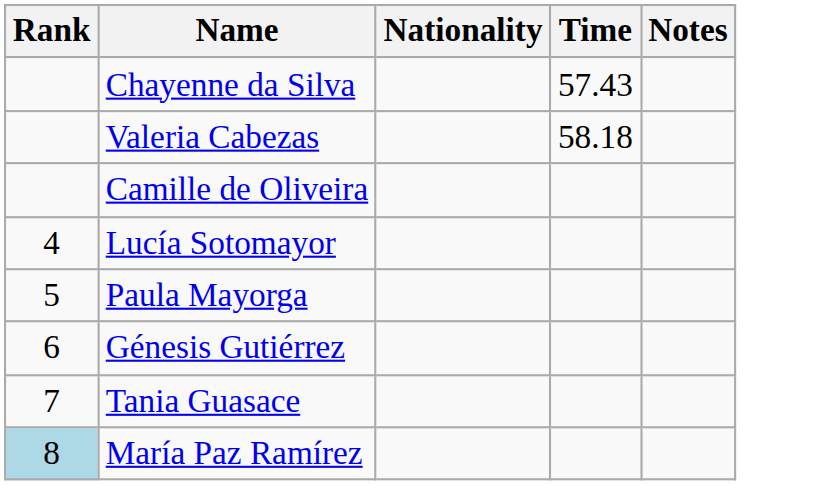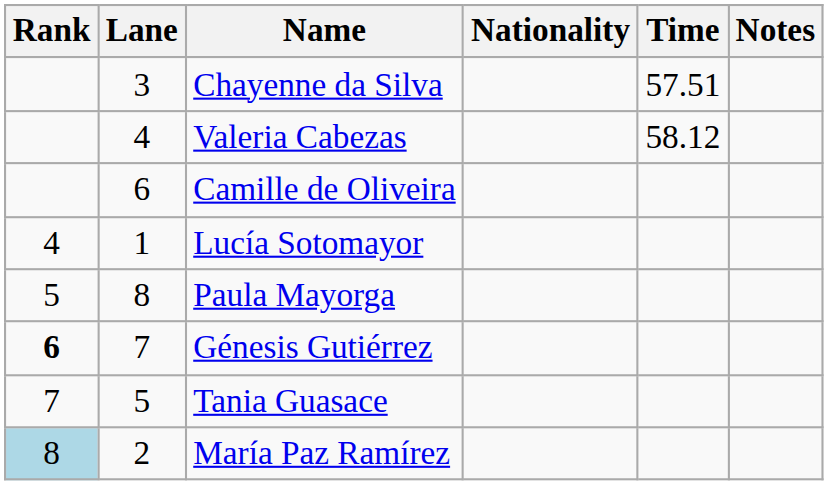+ column: (142, 30)
(595, 83) 57.43 -> (683, 83) 57.51
(595, 136) 58.18 -> (683, 136) 58.12
(52, 347) normal -> (52, 347) bold
